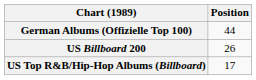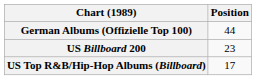(230, 48) 26 -> (230, 48) 23
